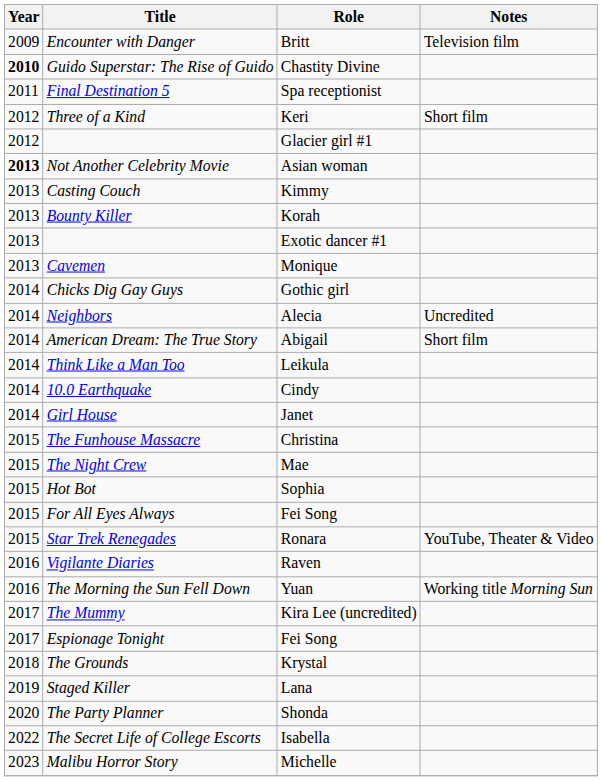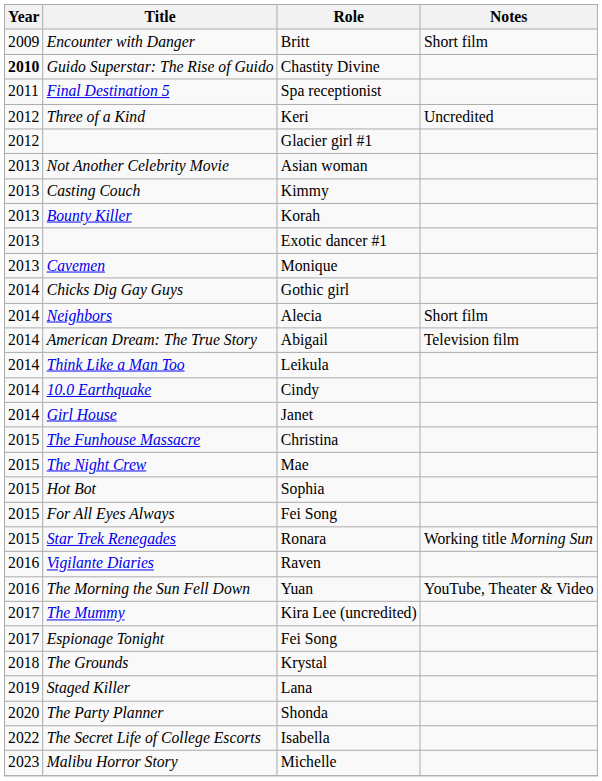(471, 41) Television film -> (456, 41) Short film
(456, 116) Short film -> (459, 116) Uncredited
(24, 166) bold -> (24, 166) normal
(459, 315) Uncredited -> (456, 315) Short film
(456, 340) Short film -> (471, 340) Television film
(509, 539) YouTube, Theater & Video -> (508, 539) Working title Morning Sun
(508, 588) Working title Morning Sun -> (509, 588) YouTube, Theater & Video
